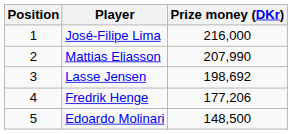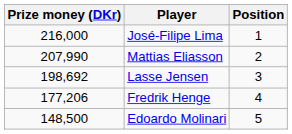columns swapped: (33, 14) <-> (227, 14)
